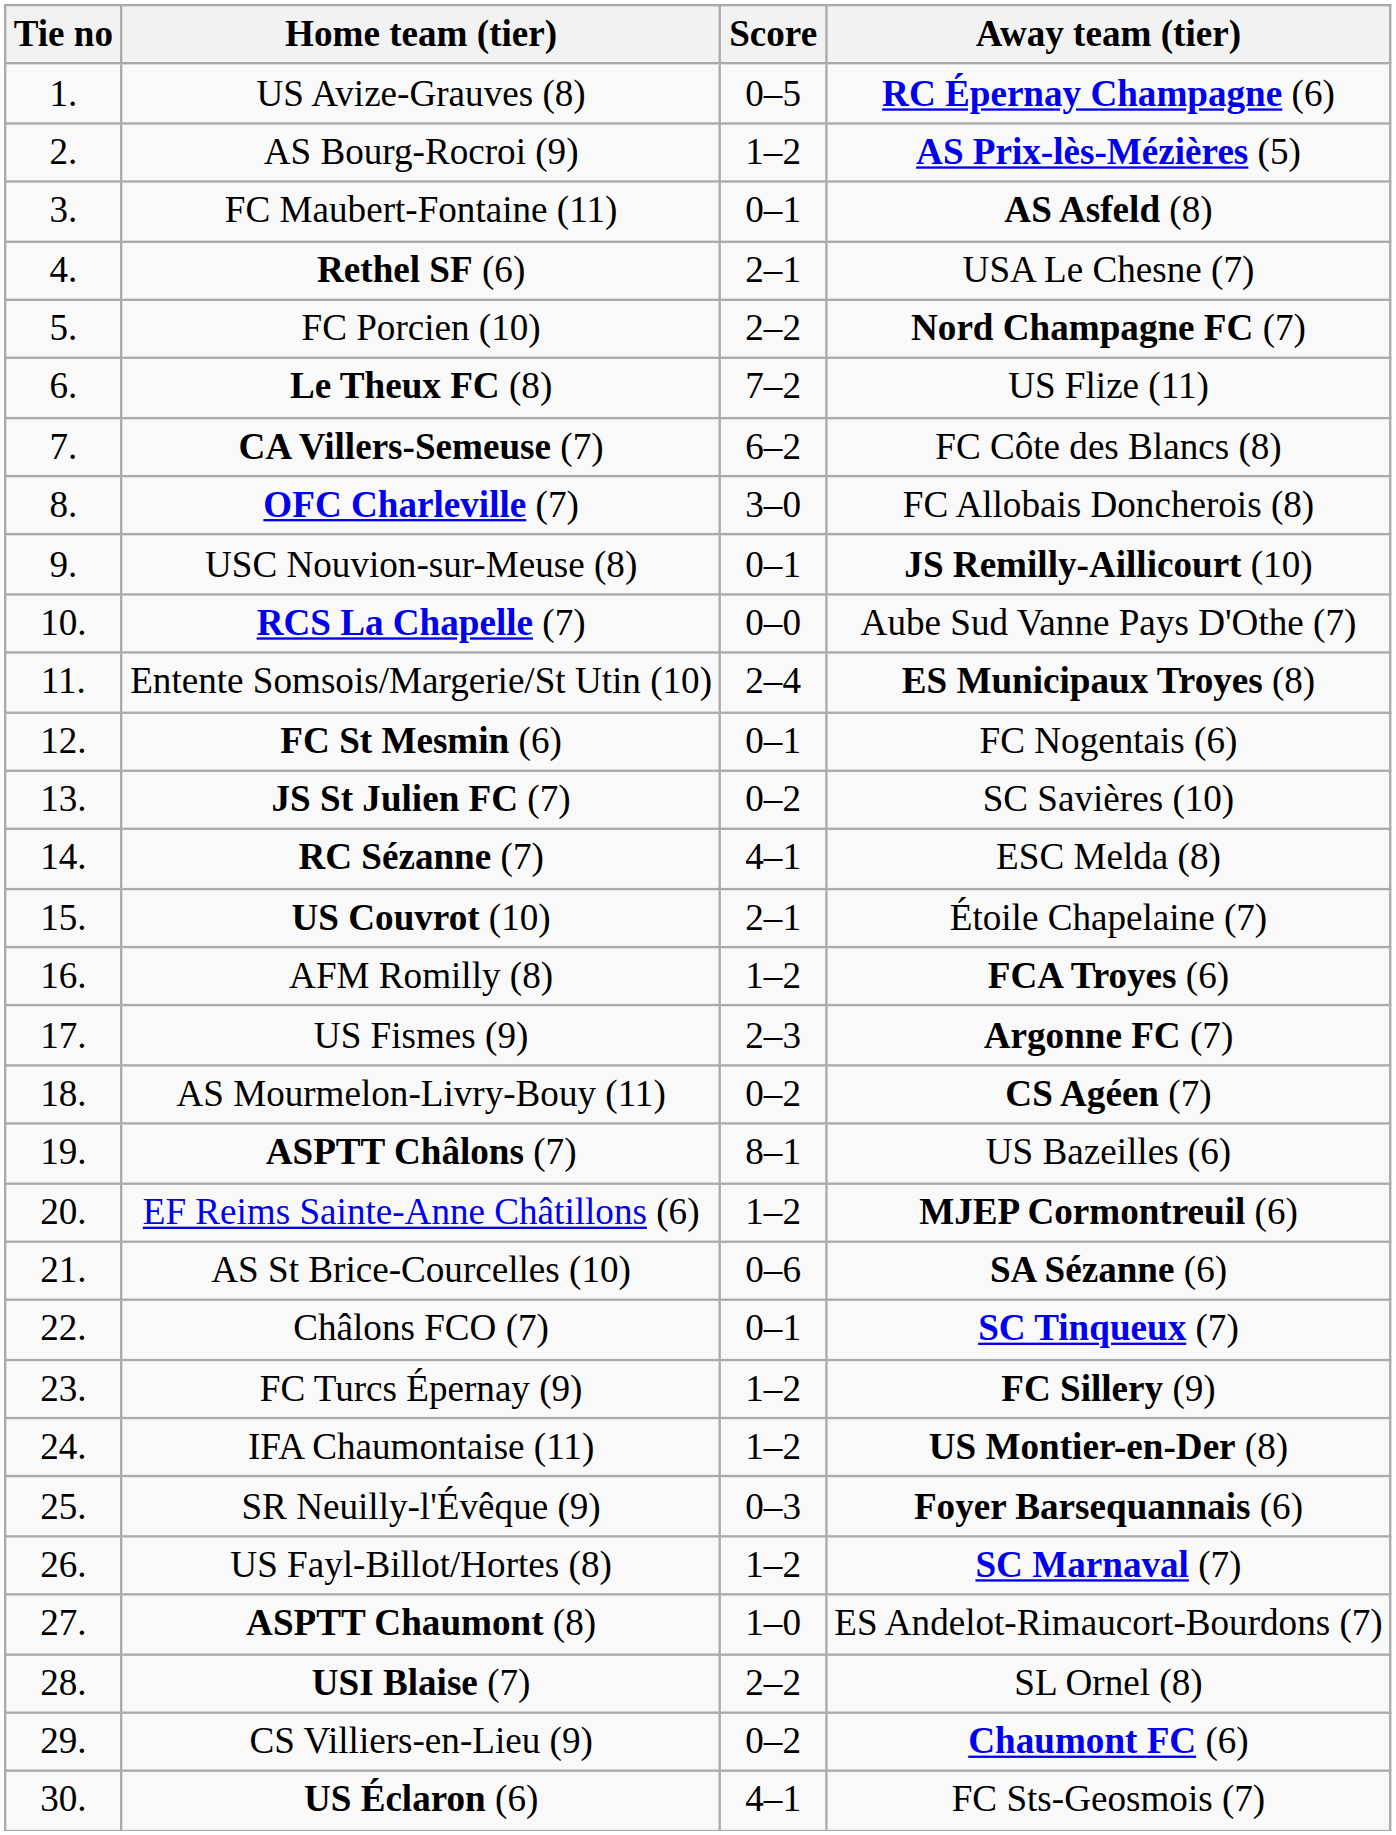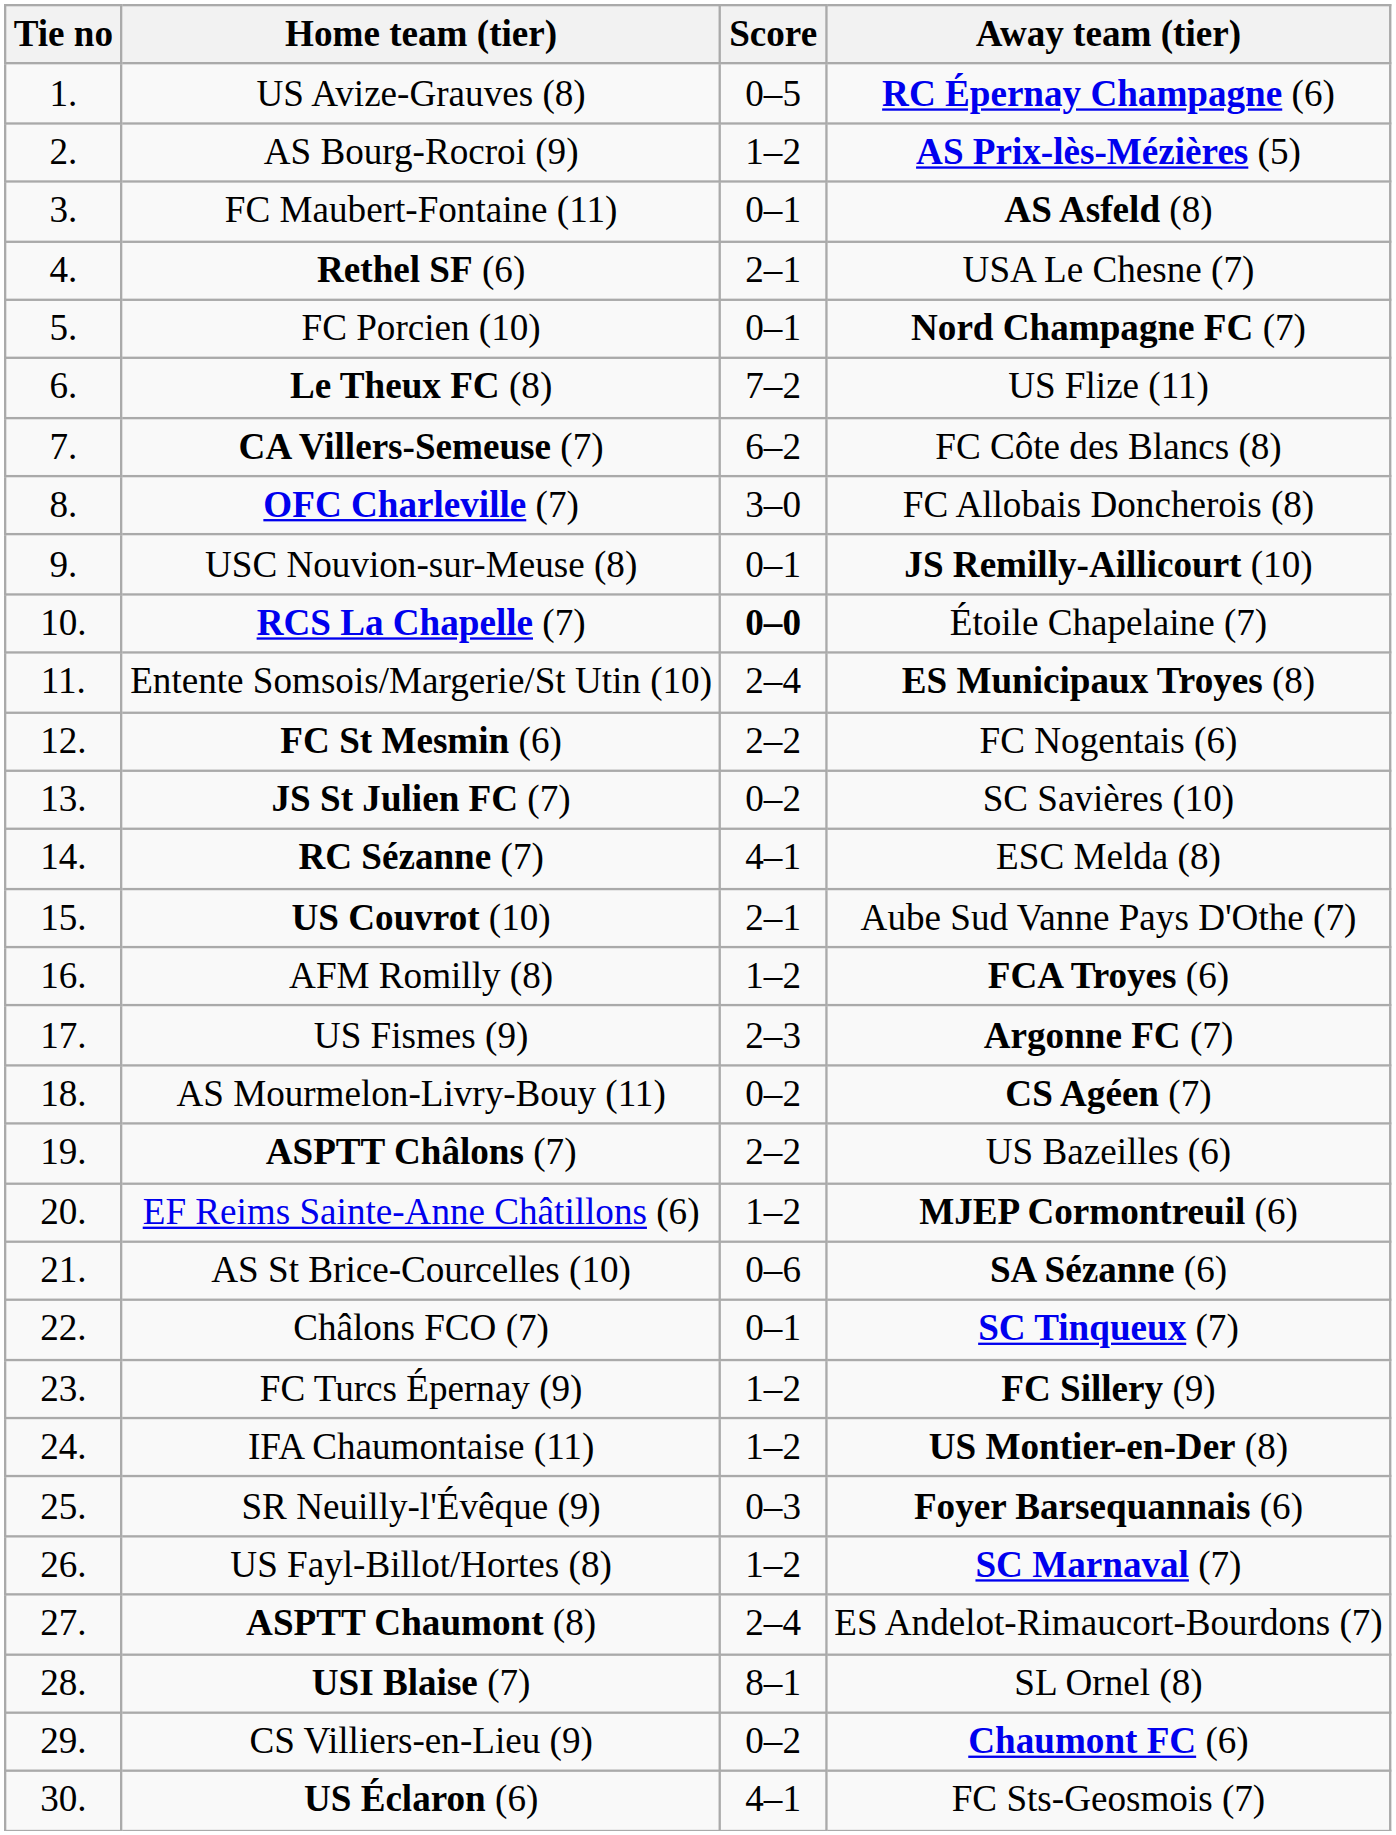(773, 328) 2–2 -> (773, 328) 0–1
(773, 622) normal -> (773, 622) bold
(1108, 622) Aube Sud Vanne Pays D'Othe (7) -> (1108, 622) Étoile Chapelaine (7)
(773, 740) 0–1 -> (773, 740) 2–2
(1108, 916) Étoile Chapelaine (7) -> (1108, 916) Aube Sud Vanne Pays D'Othe (7)
(773, 1152) 8–1 -> (773, 1152) 2–2
(773, 1623) 1–0 -> (773, 1623) 2–4
(773, 1682) 2–2 -> (773, 1682) 8–1
